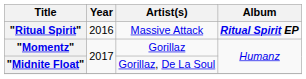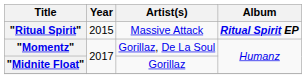(101, 30) 2016 -> (101, 30) 2015
(167, 47) Gorillaz -> (167, 47) Gorillaz, De La Soul
(167, 64) Gorillaz, De La Soul -> (167, 64) Gorillaz
